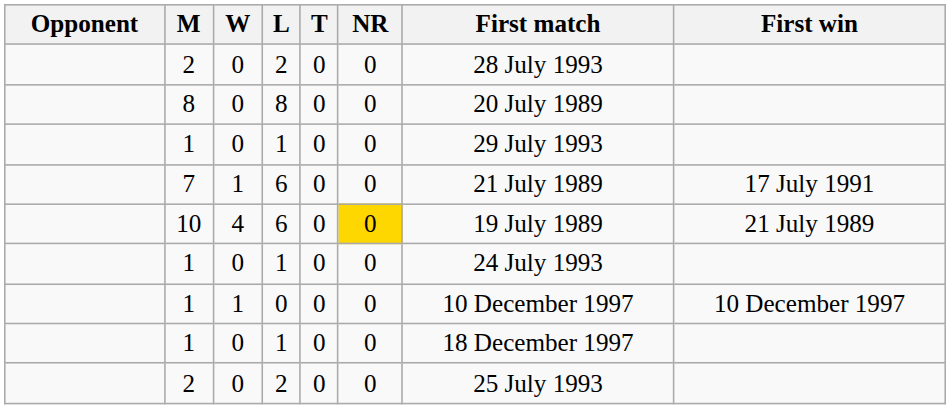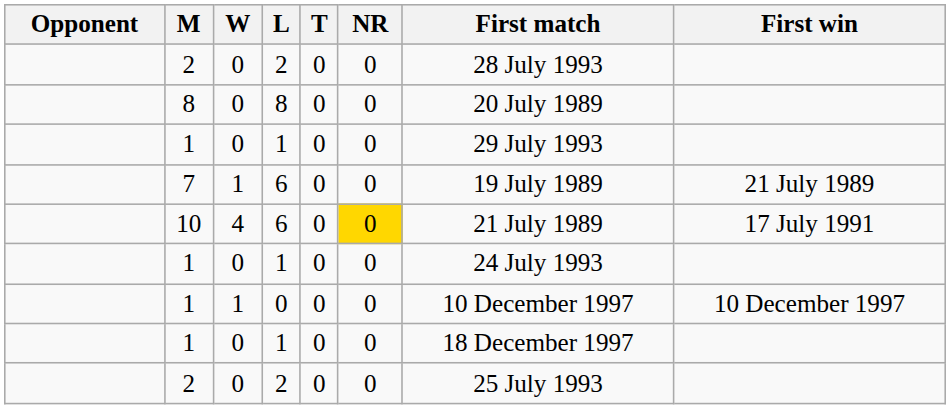(538, 183) 21 July 1989 -> (538, 183) 19 July 1989
(809, 183) 17 July 1991 -> (809, 183) 21 July 1989
(538, 223) 19 July 1989 -> (538, 223) 21 July 1989
(809, 223) 21 July 1989 -> (809, 223) 17 July 1991
